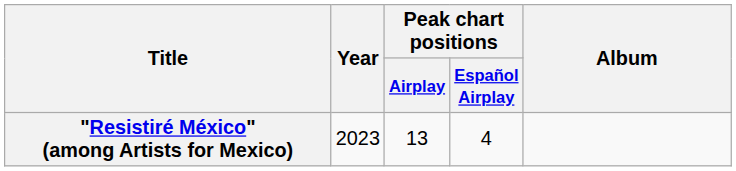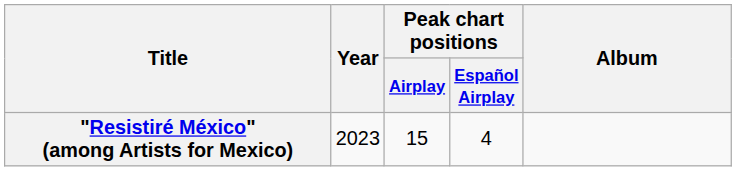(417, 138) 13 -> (417, 138) 15
